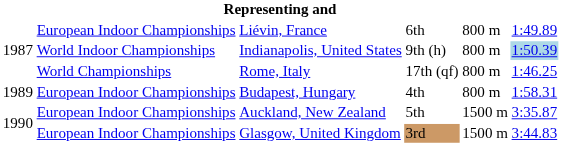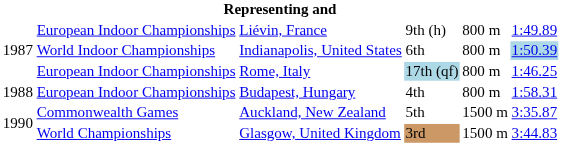(415, 29) 6th -> (426, 29) 9th (h)
(426, 50) 9th (h) -> (415, 50) 6th
(104, 71) World Championships -> (136, 71) European Indoor Championships
(432, 71) no background -> (432, 71) lightblue background
(18, 92) 1989 -> (18, 92) 1988
(136, 112) European Indoor Championships -> (107, 112) Commonwealth Games
(136, 133) European Indoor Championships -> (104, 133) World Championships
